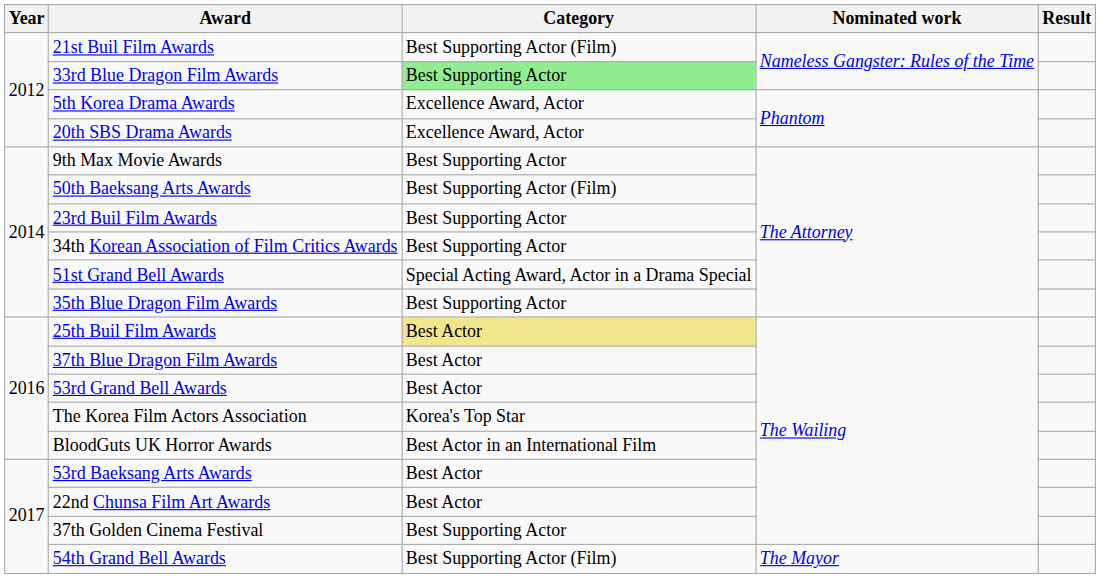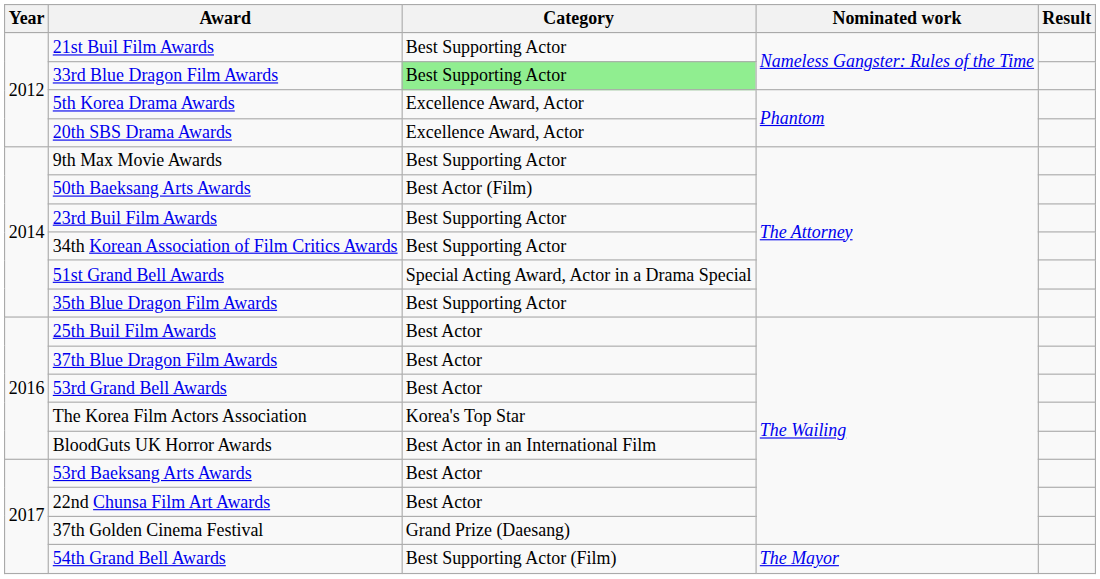(511, 47) Best Supporting Actor (Film) -> (486, 47) Best Supporting Actor
(511, 189) Best Supporting Actor (Film) -> (469, 189) Best Actor (Film)
(444, 331) khaki background -> (444, 331) no background
(486, 530) Best Supporting Actor -> (488, 530) Grand Prize (Daesang)
